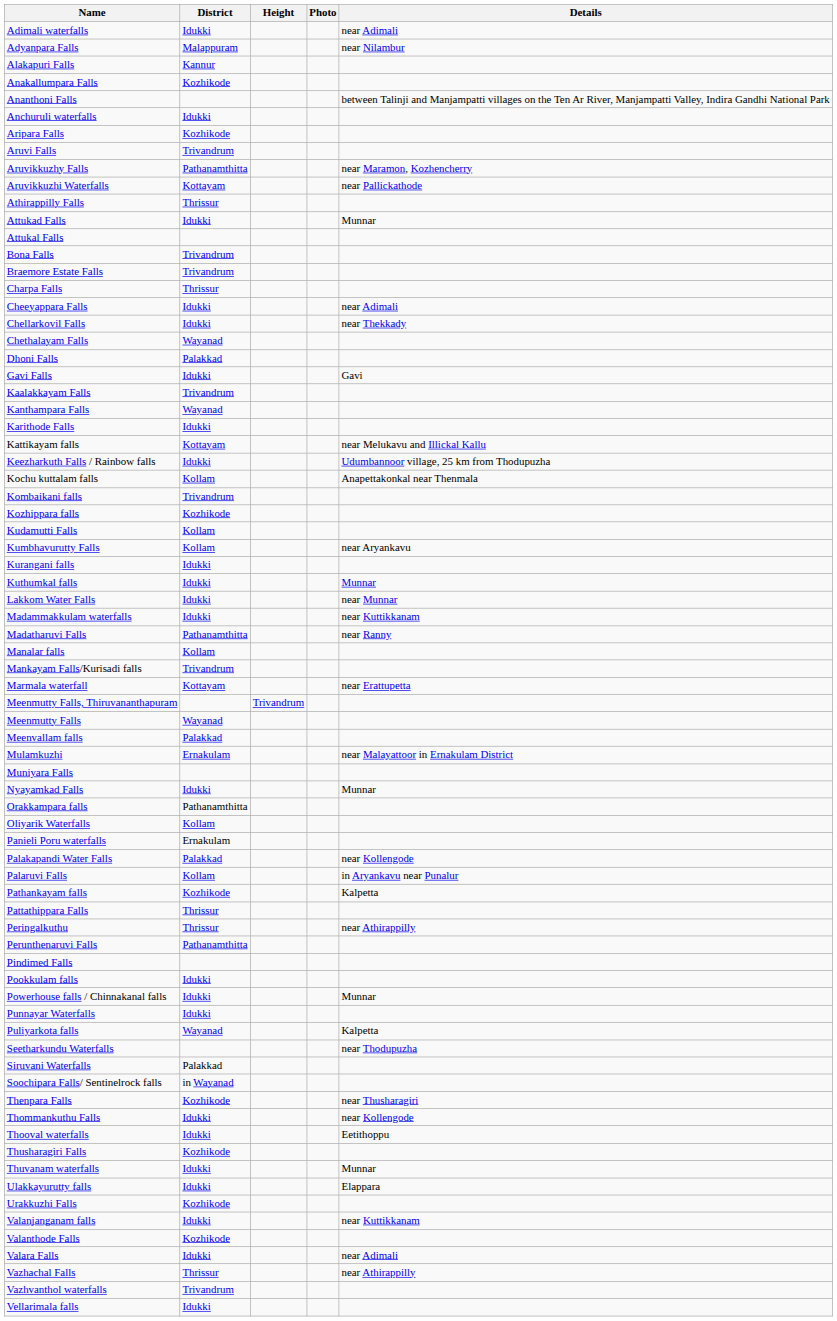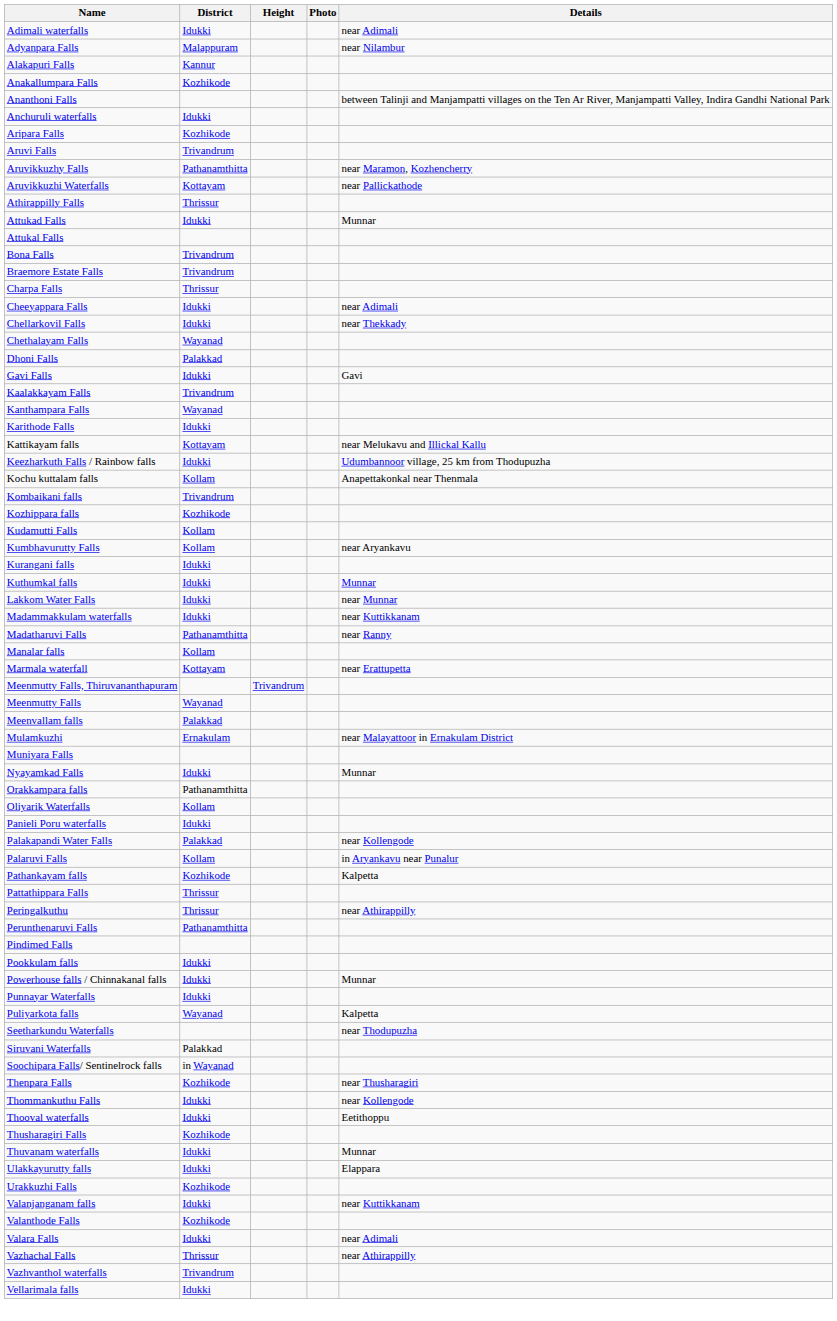- row: (74, 668)
(206, 841) Ernakulam -> (197, 824) Idukki
